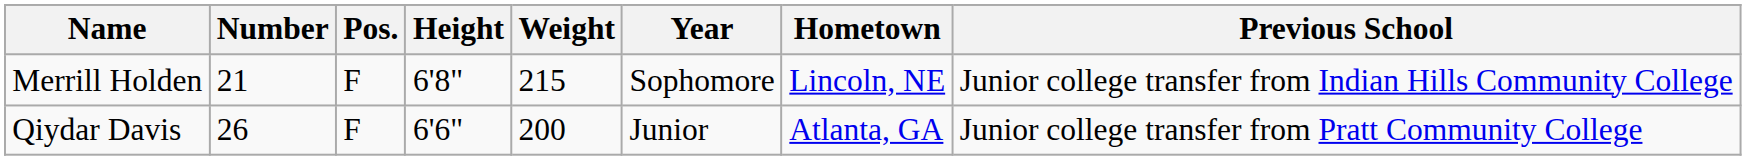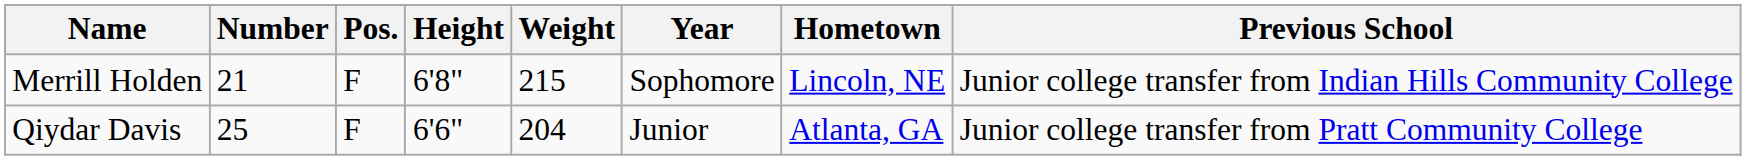(232, 129) 26 -> (232, 129) 25
(542, 129) 200 -> (542, 129) 204
